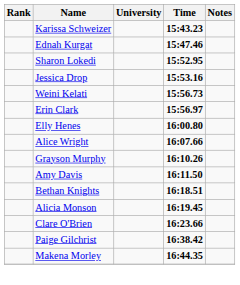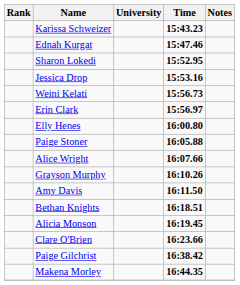+ row: (61, 142)
